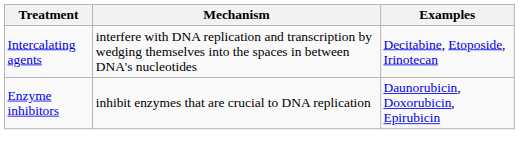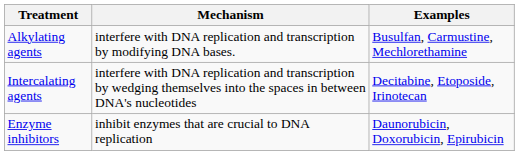+ row: (36, 44)
